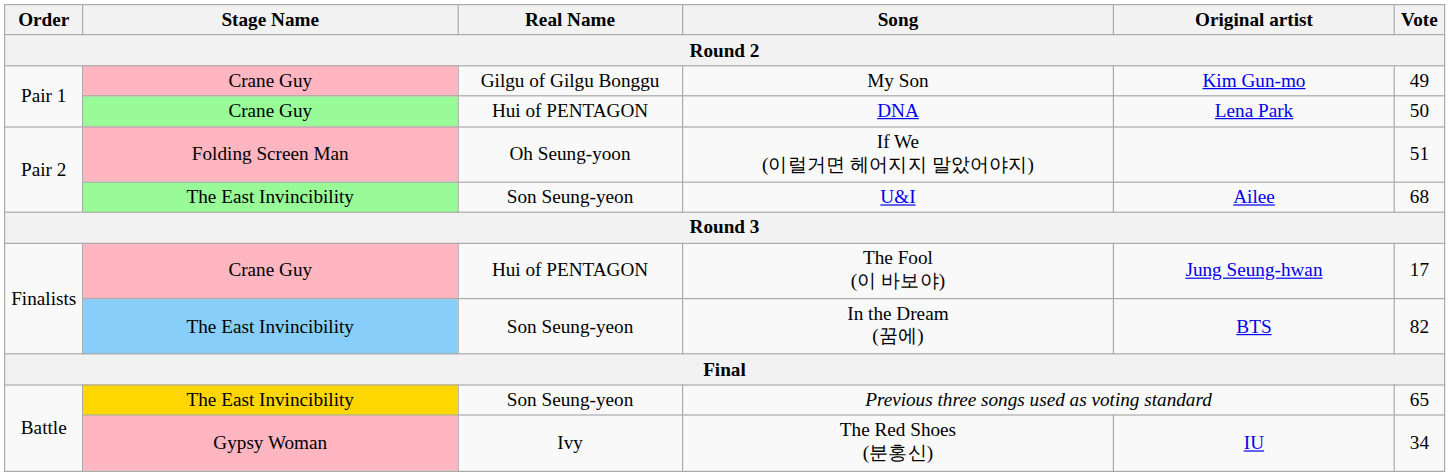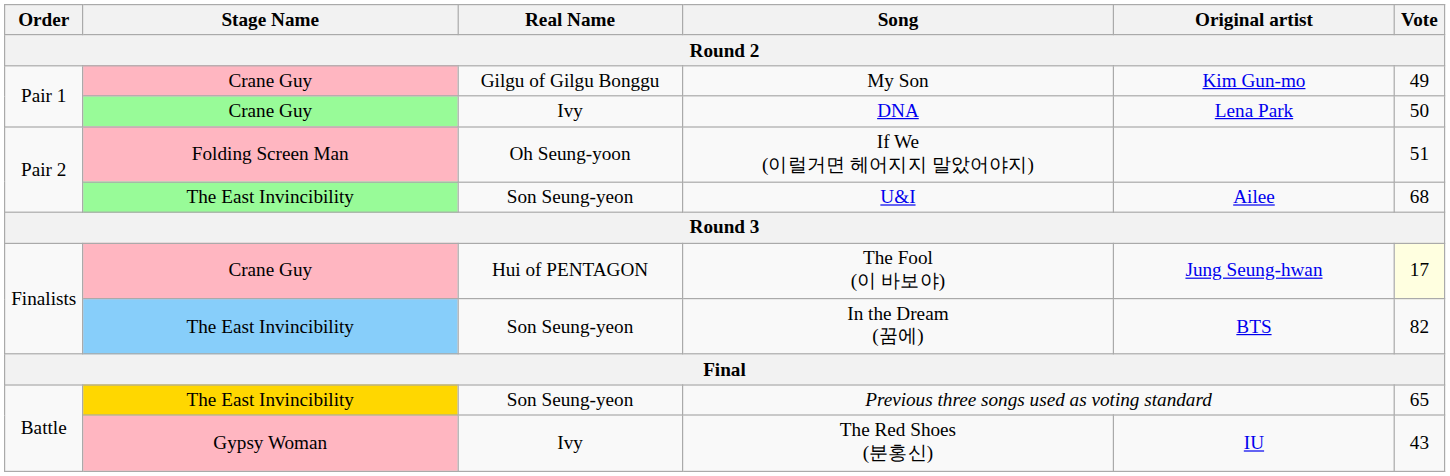(570, 111) Hui of PENTAGON -> (570, 111) Ivy
(1419, 270) no background -> (1419, 270) lightyellow background
(1419, 442) 34 -> (1419, 442) 43
